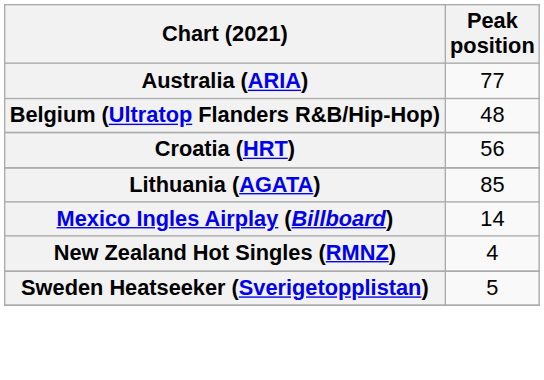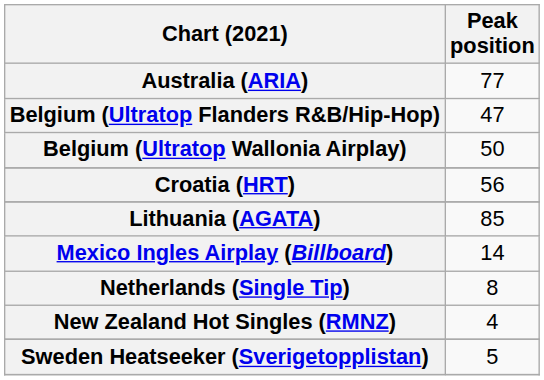(492, 115) 48 -> (492, 115) 47
+ row: (225, 149)
+ row: (225, 287)
